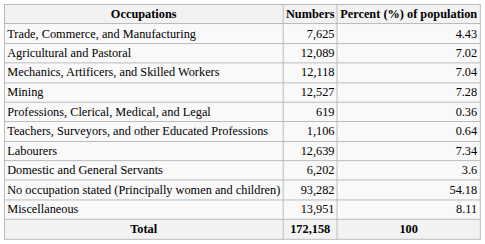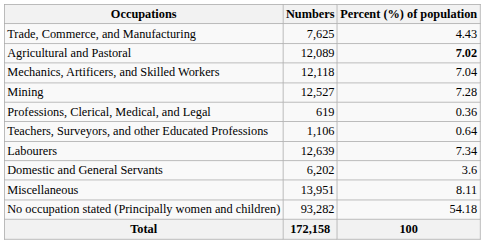(466, 53) normal -> (466, 53) bold
rows swapped: (43, 209) <-> (144, 190)
